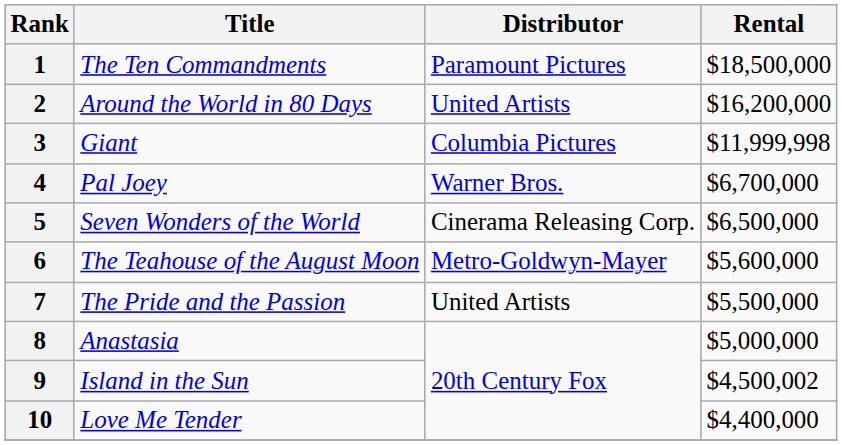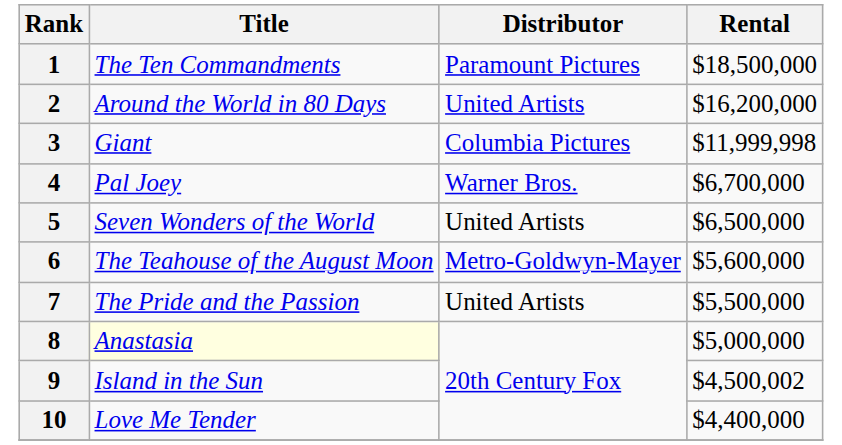(563, 222) Cinerama Releasing Corp. -> (515, 222) United Artists
(130, 340) no background -> (144, 340) lightyellow background
